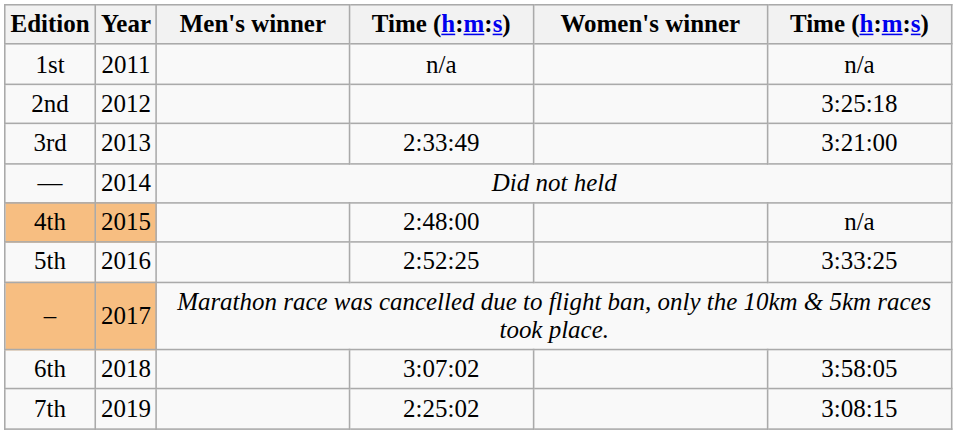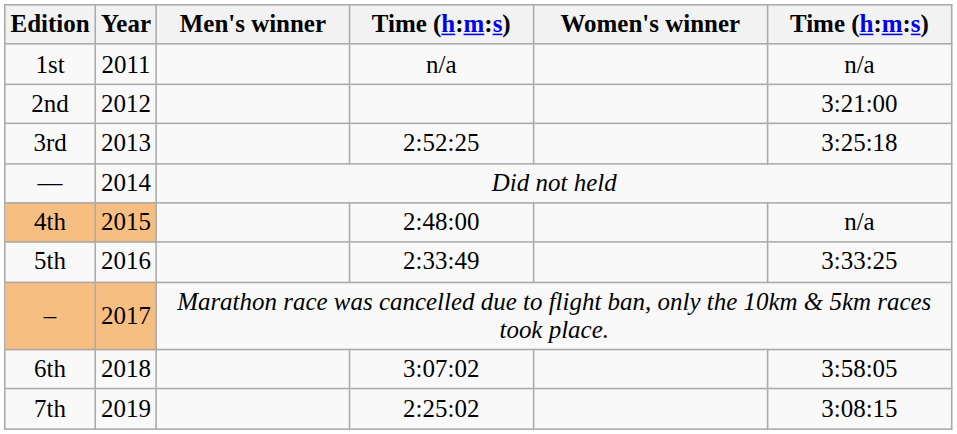(859, 103) 3:25:18 -> (859, 103) 3:21:00
(441, 143) 2:33:49 -> (441, 143) 2:52:25
(859, 143) 3:21:00 -> (859, 143) 3:25:18
(441, 261) 2:52:25 -> (441, 261) 2:33:49
